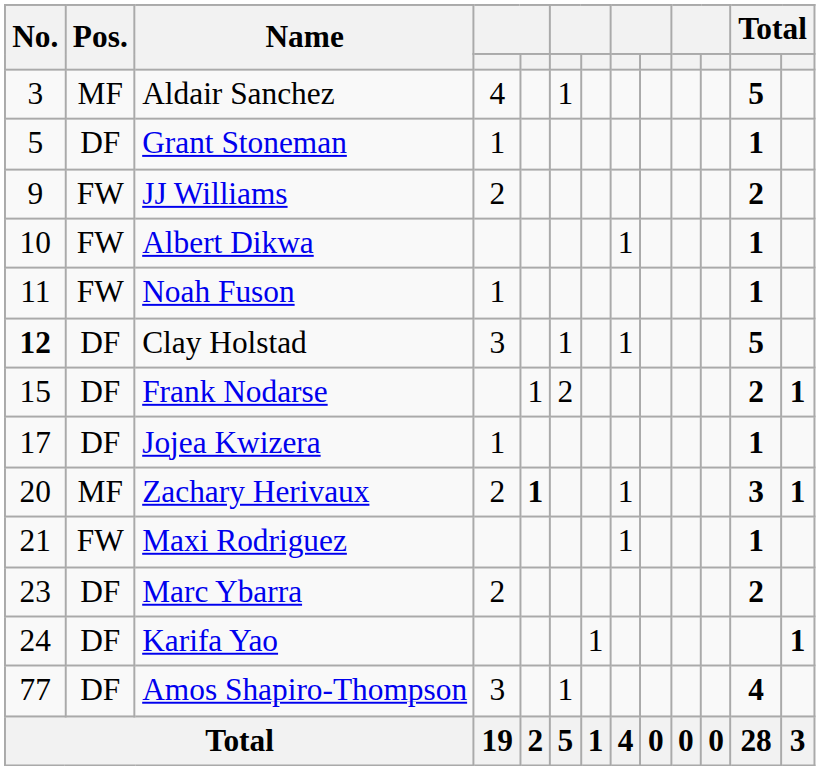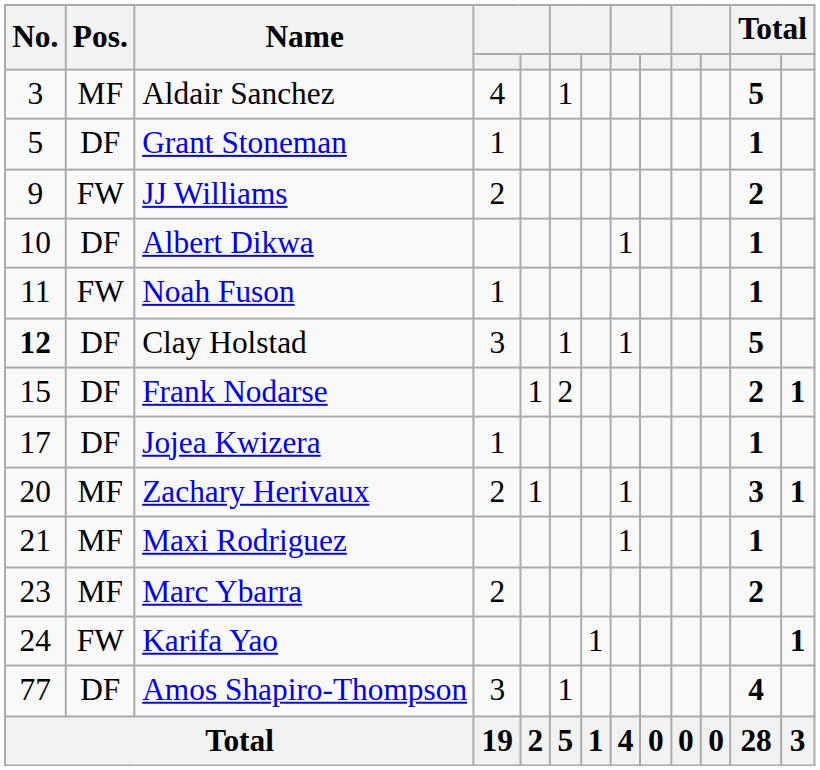(100, 242) FW -> (100, 242) DF
(535, 491) bold -> (535, 491) normal
(100, 541) FW -> (100, 541) MF
(100, 590) DF -> (100, 590) MF
(100, 640) DF -> (100, 640) FW
